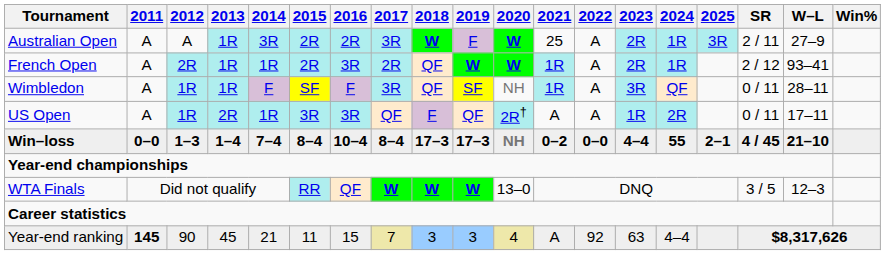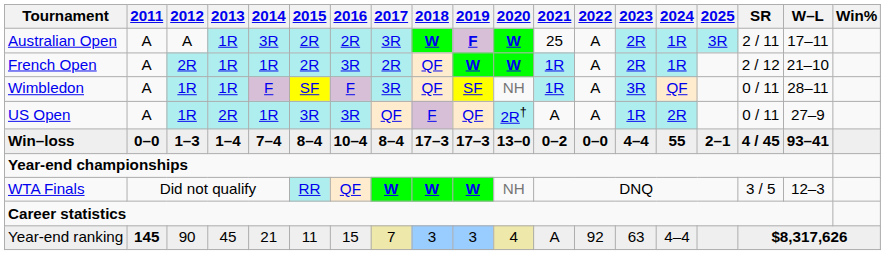(473, 40) normal -> (473, 40) bold
(808, 40) 27–9 -> (808, 40) 17–11
(808, 64) 93–41 -> (808, 64) 21–10
(808, 115) 17–11 -> (808, 115) 27–9
(514, 141) NH -> (514, 141) 13–0
(808, 141) 21–10 -> (808, 141) 93–41
(514, 189) 13–0 -> (514, 189) NH
